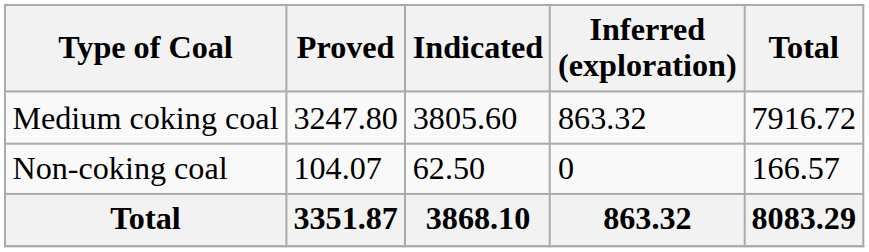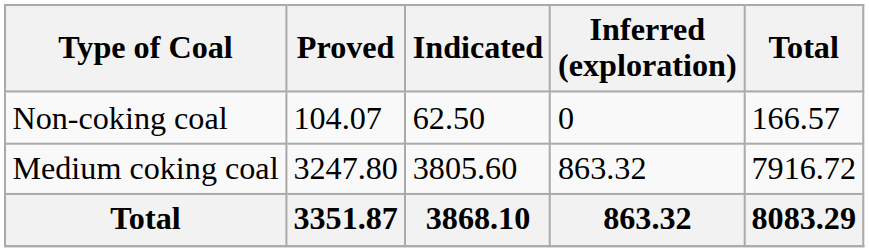rows swapped: (146, 117) <-> (120, 168)
